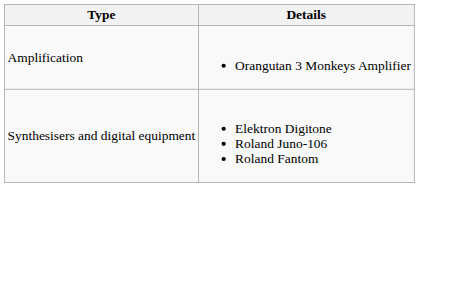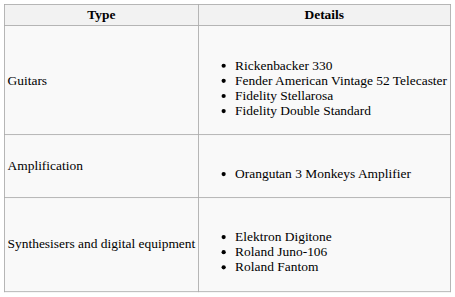+ row: (27, 80)
